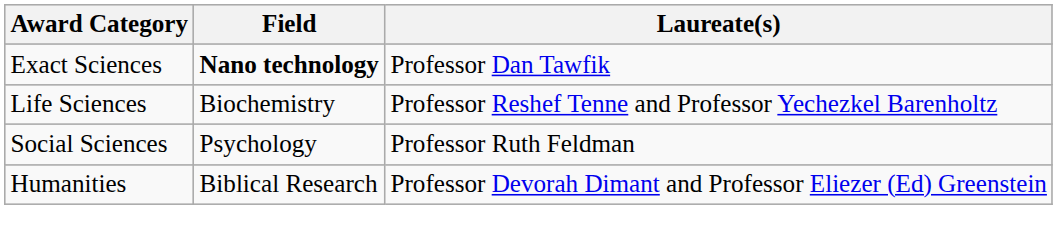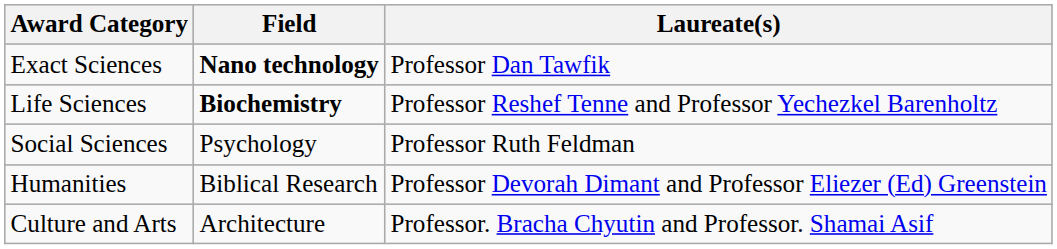(267, 104) normal -> (271, 104) bold
+ row: (94, 223)
